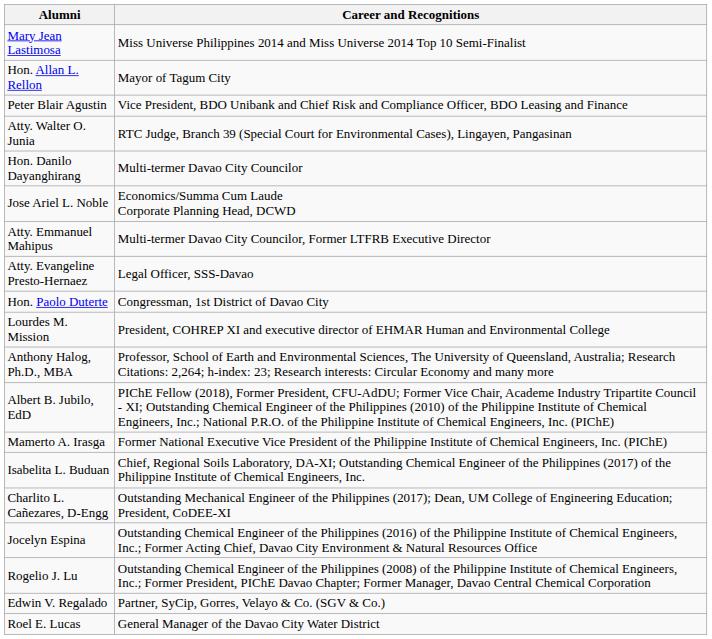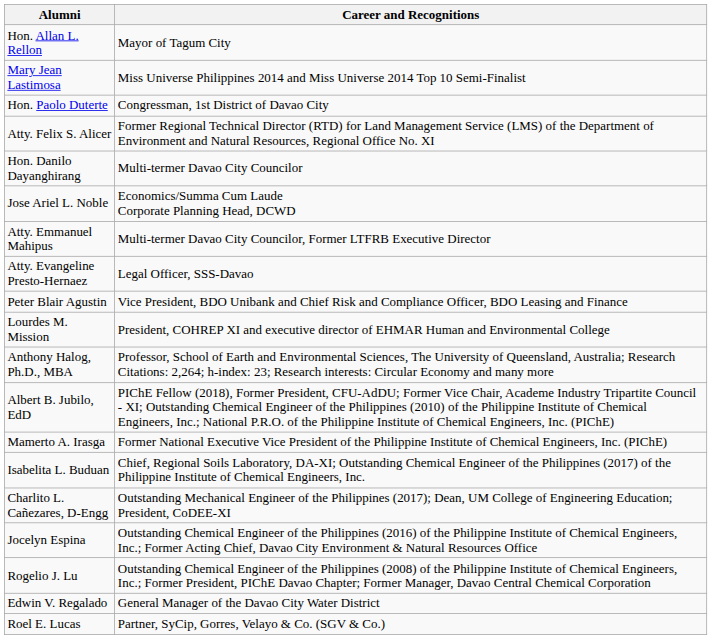rows swapped: (35, 42) <-> (43, 77)
rows swapped: (58, 301) <-> (57, 105)
- row: (47, 133)
+ row: (59, 133)
(251, 603) Partner, SyCip, Gorres, Velayo & Co. (SGV & Co.) -> (249, 603) General Manager of the Davao City Water District
(249, 623) General Manager of the Davao City Water District -> (251, 623) Partner, SyCip, Gorres, Velayo & Co. (SGV & Co.)
